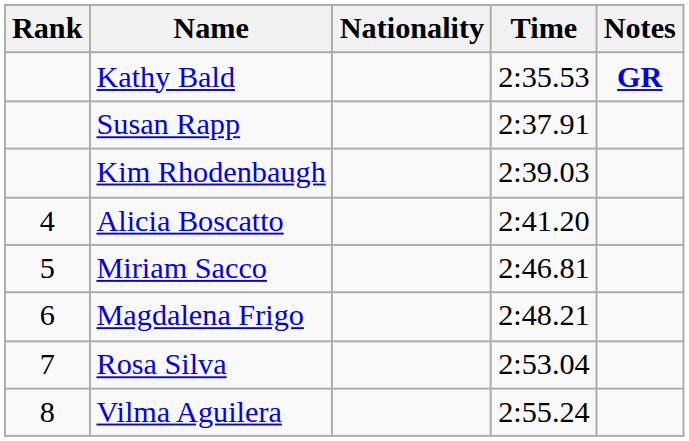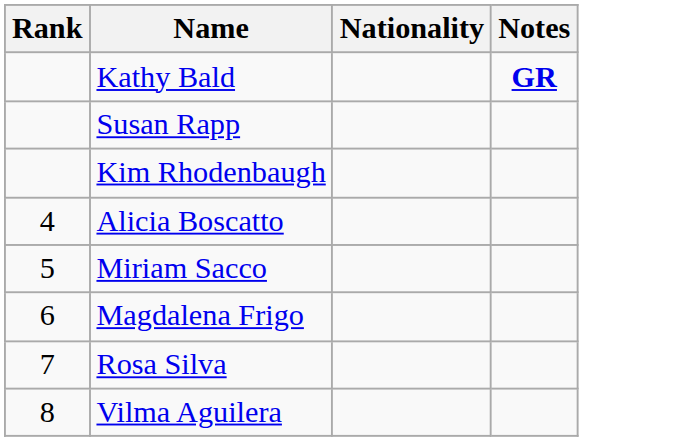- column: (544, 28)
